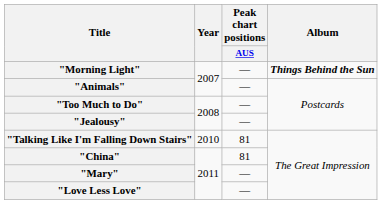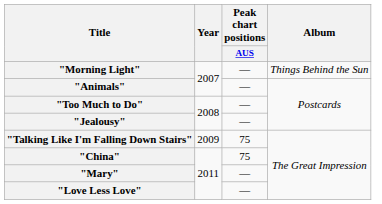(322, 70) bold -> (319, 70) normal
(208, 139) 2010 -> (208, 139) 2009
(245, 139) 81 -> (245, 139) 75
(245, 156) 81 -> (245, 156) 75
